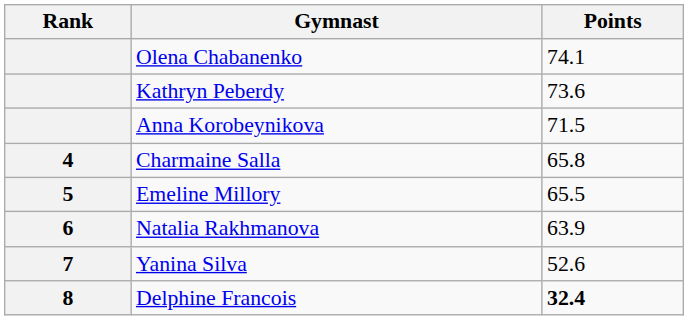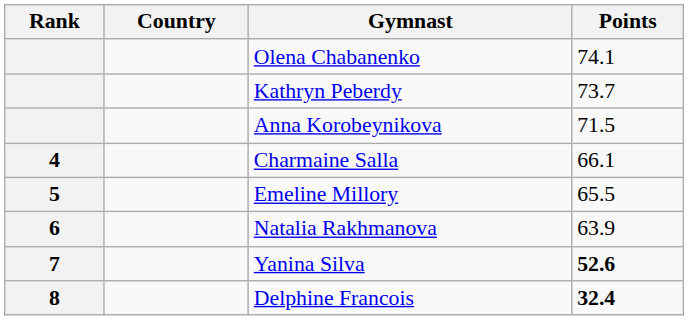+ column: (176, 21)
(566, 90) 73.6 -> (596, 90) 73.7
(566, 159) 65.8 -> (596, 159) 66.1
(566, 263) normal -> (596, 263) bold
